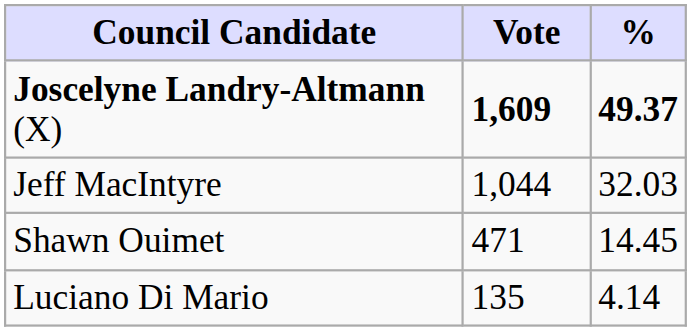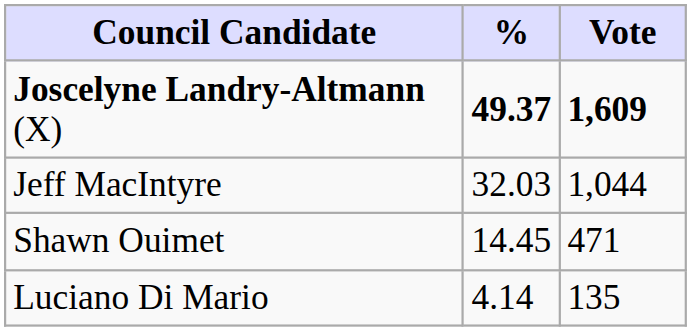columns swapped: (527, 32) <-> (638, 32)
